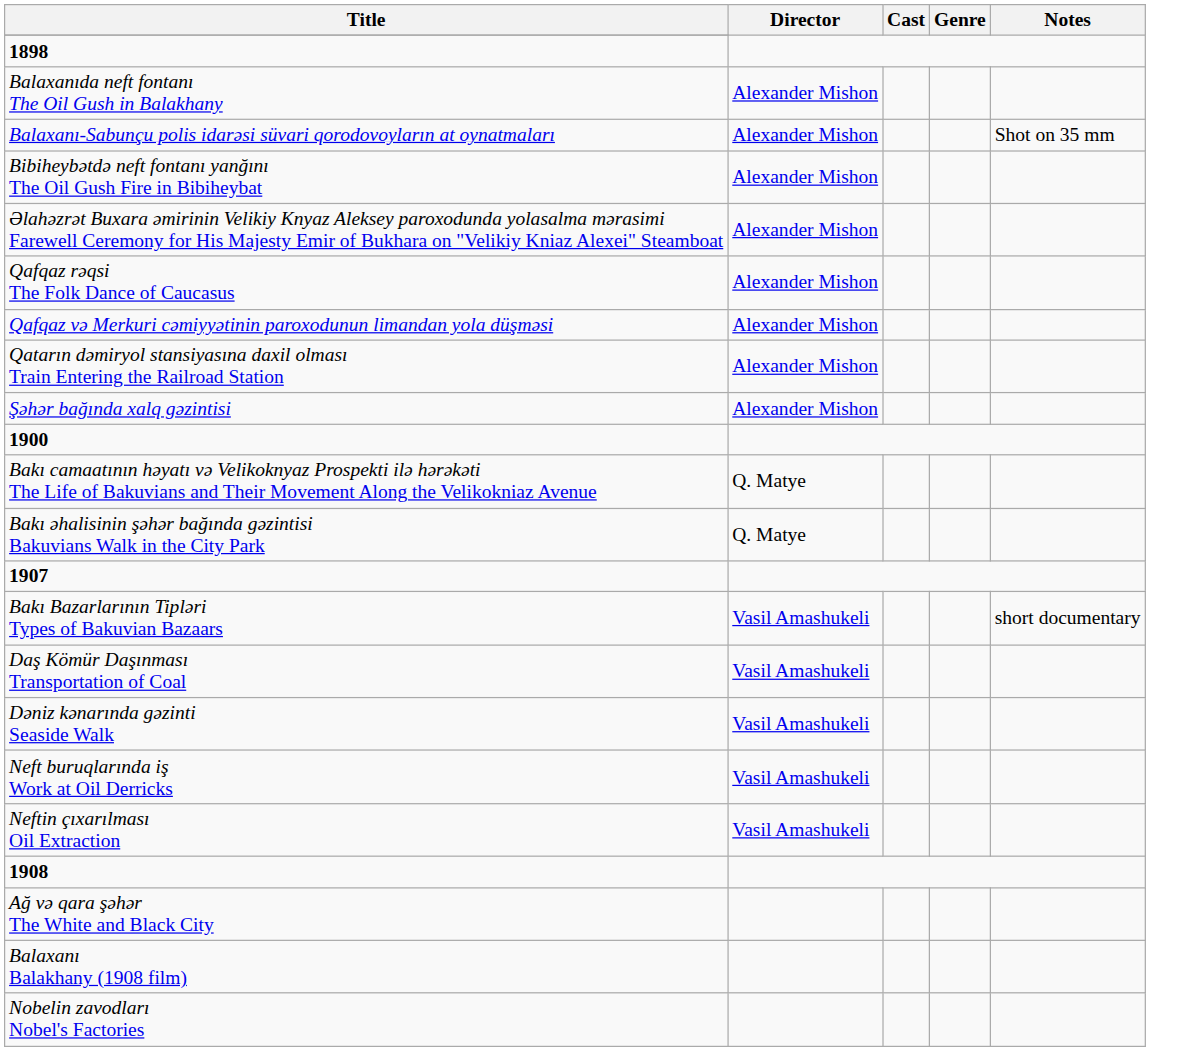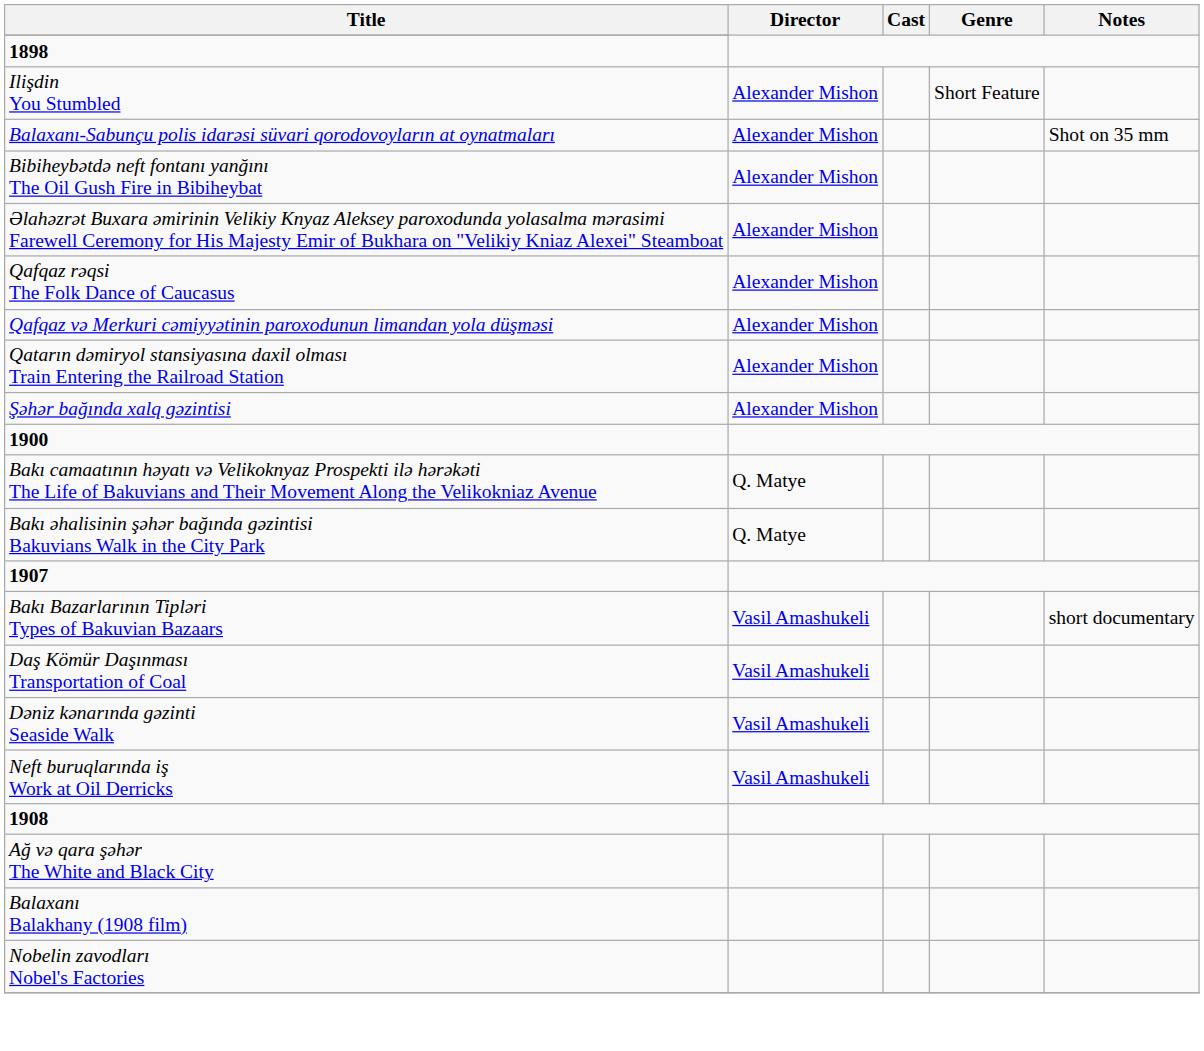- row: (116, 92)
+ row: (65, 92)
- row: (79, 829)
